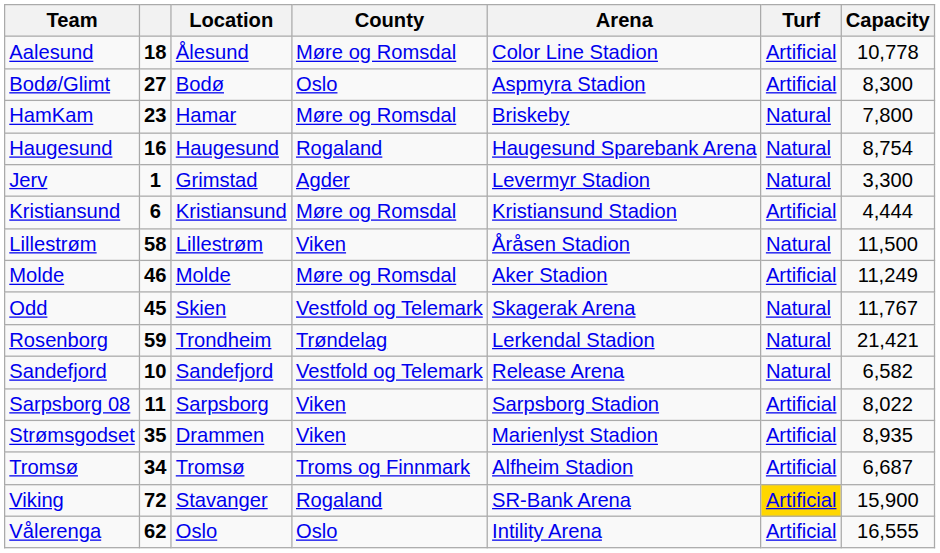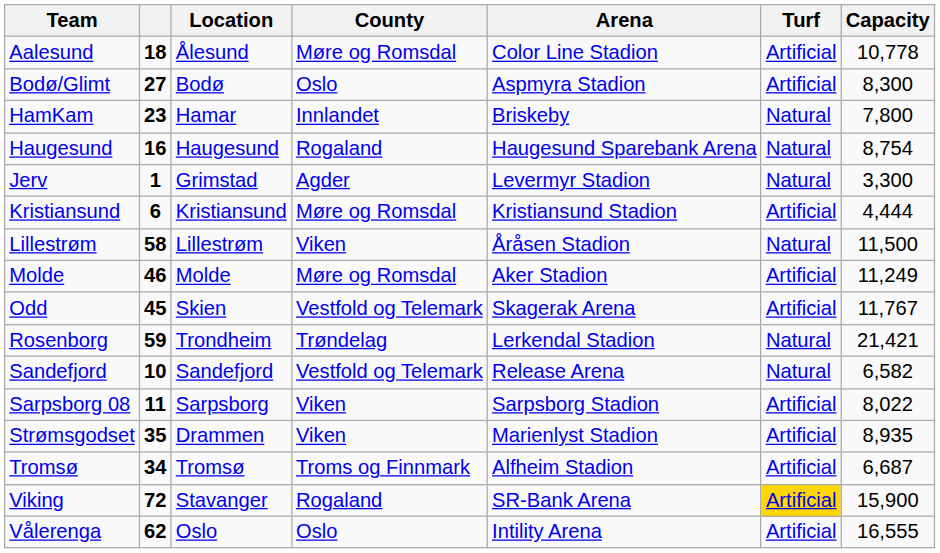(376, 116) Møre og Romsdal -> (337, 116) Innlandet
(798, 308) Natural -> (801, 308) Artificial
